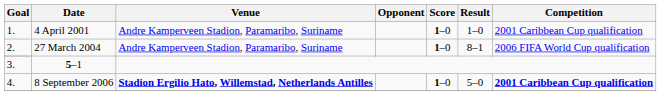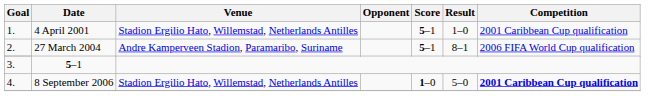(231, 30) Andre Kamperveen Stadion, Paramaribo, Suriname -> (238, 30) Stadion Ergilio Hato, Willemstad, Netherlands Antilles
(442, 30) 1–0 -> (427, 30) 5–1
(442, 47) 1–0 -> (427, 47) 5–1
(246, 82) bold -> (238, 82) normal
